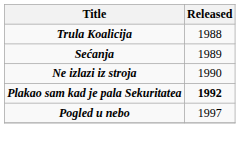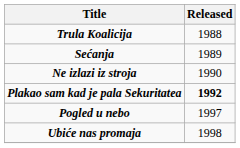+ row: (94, 133)
